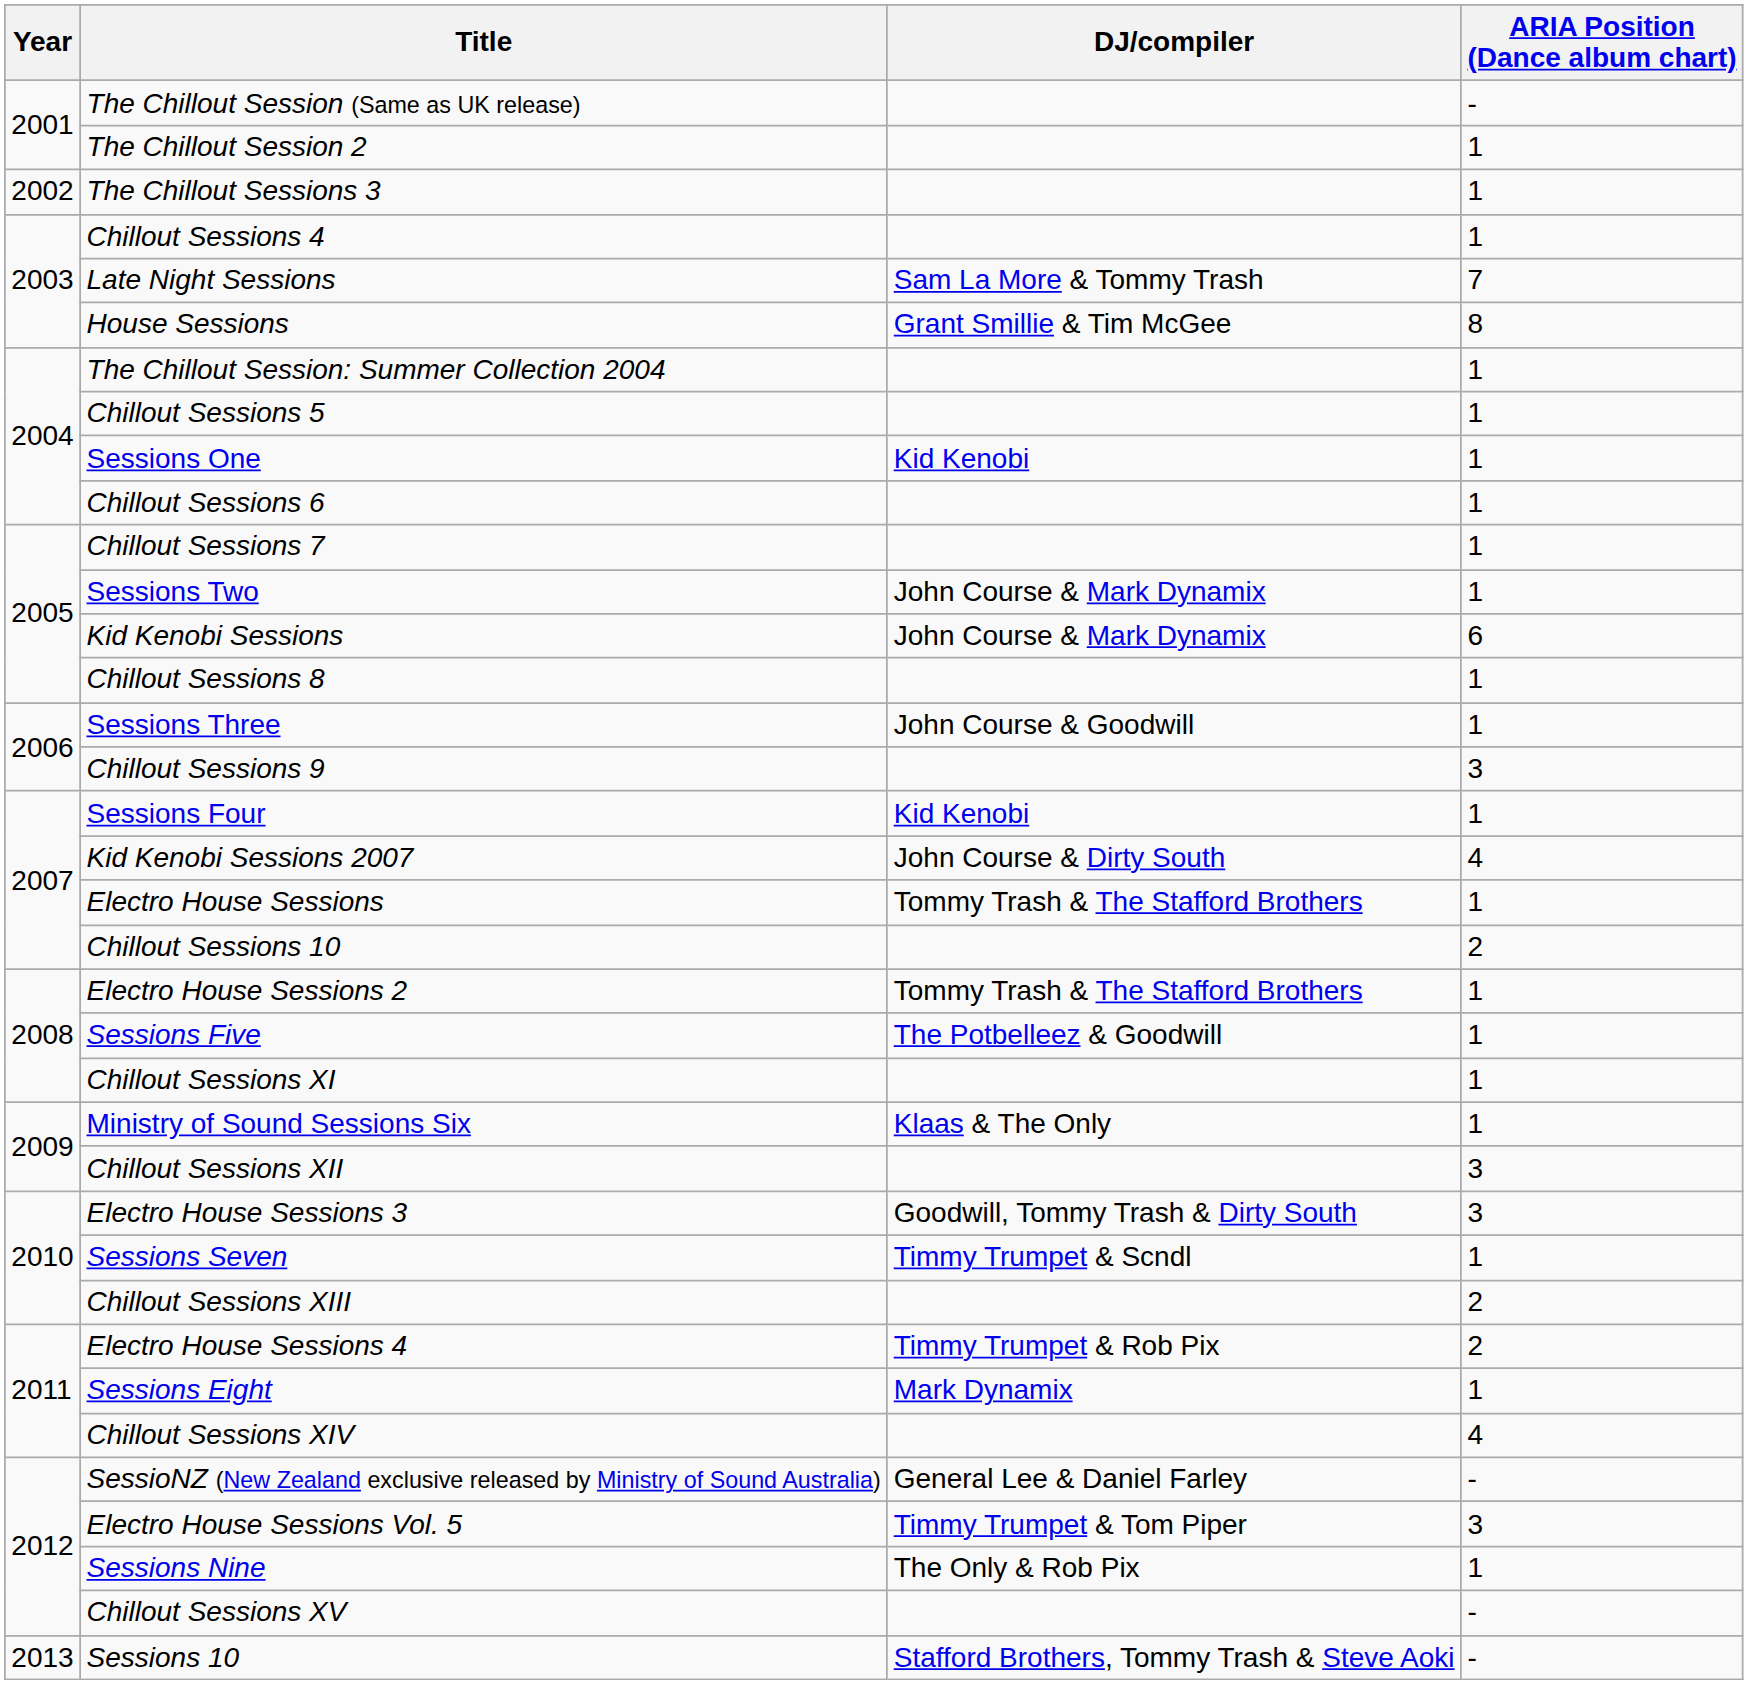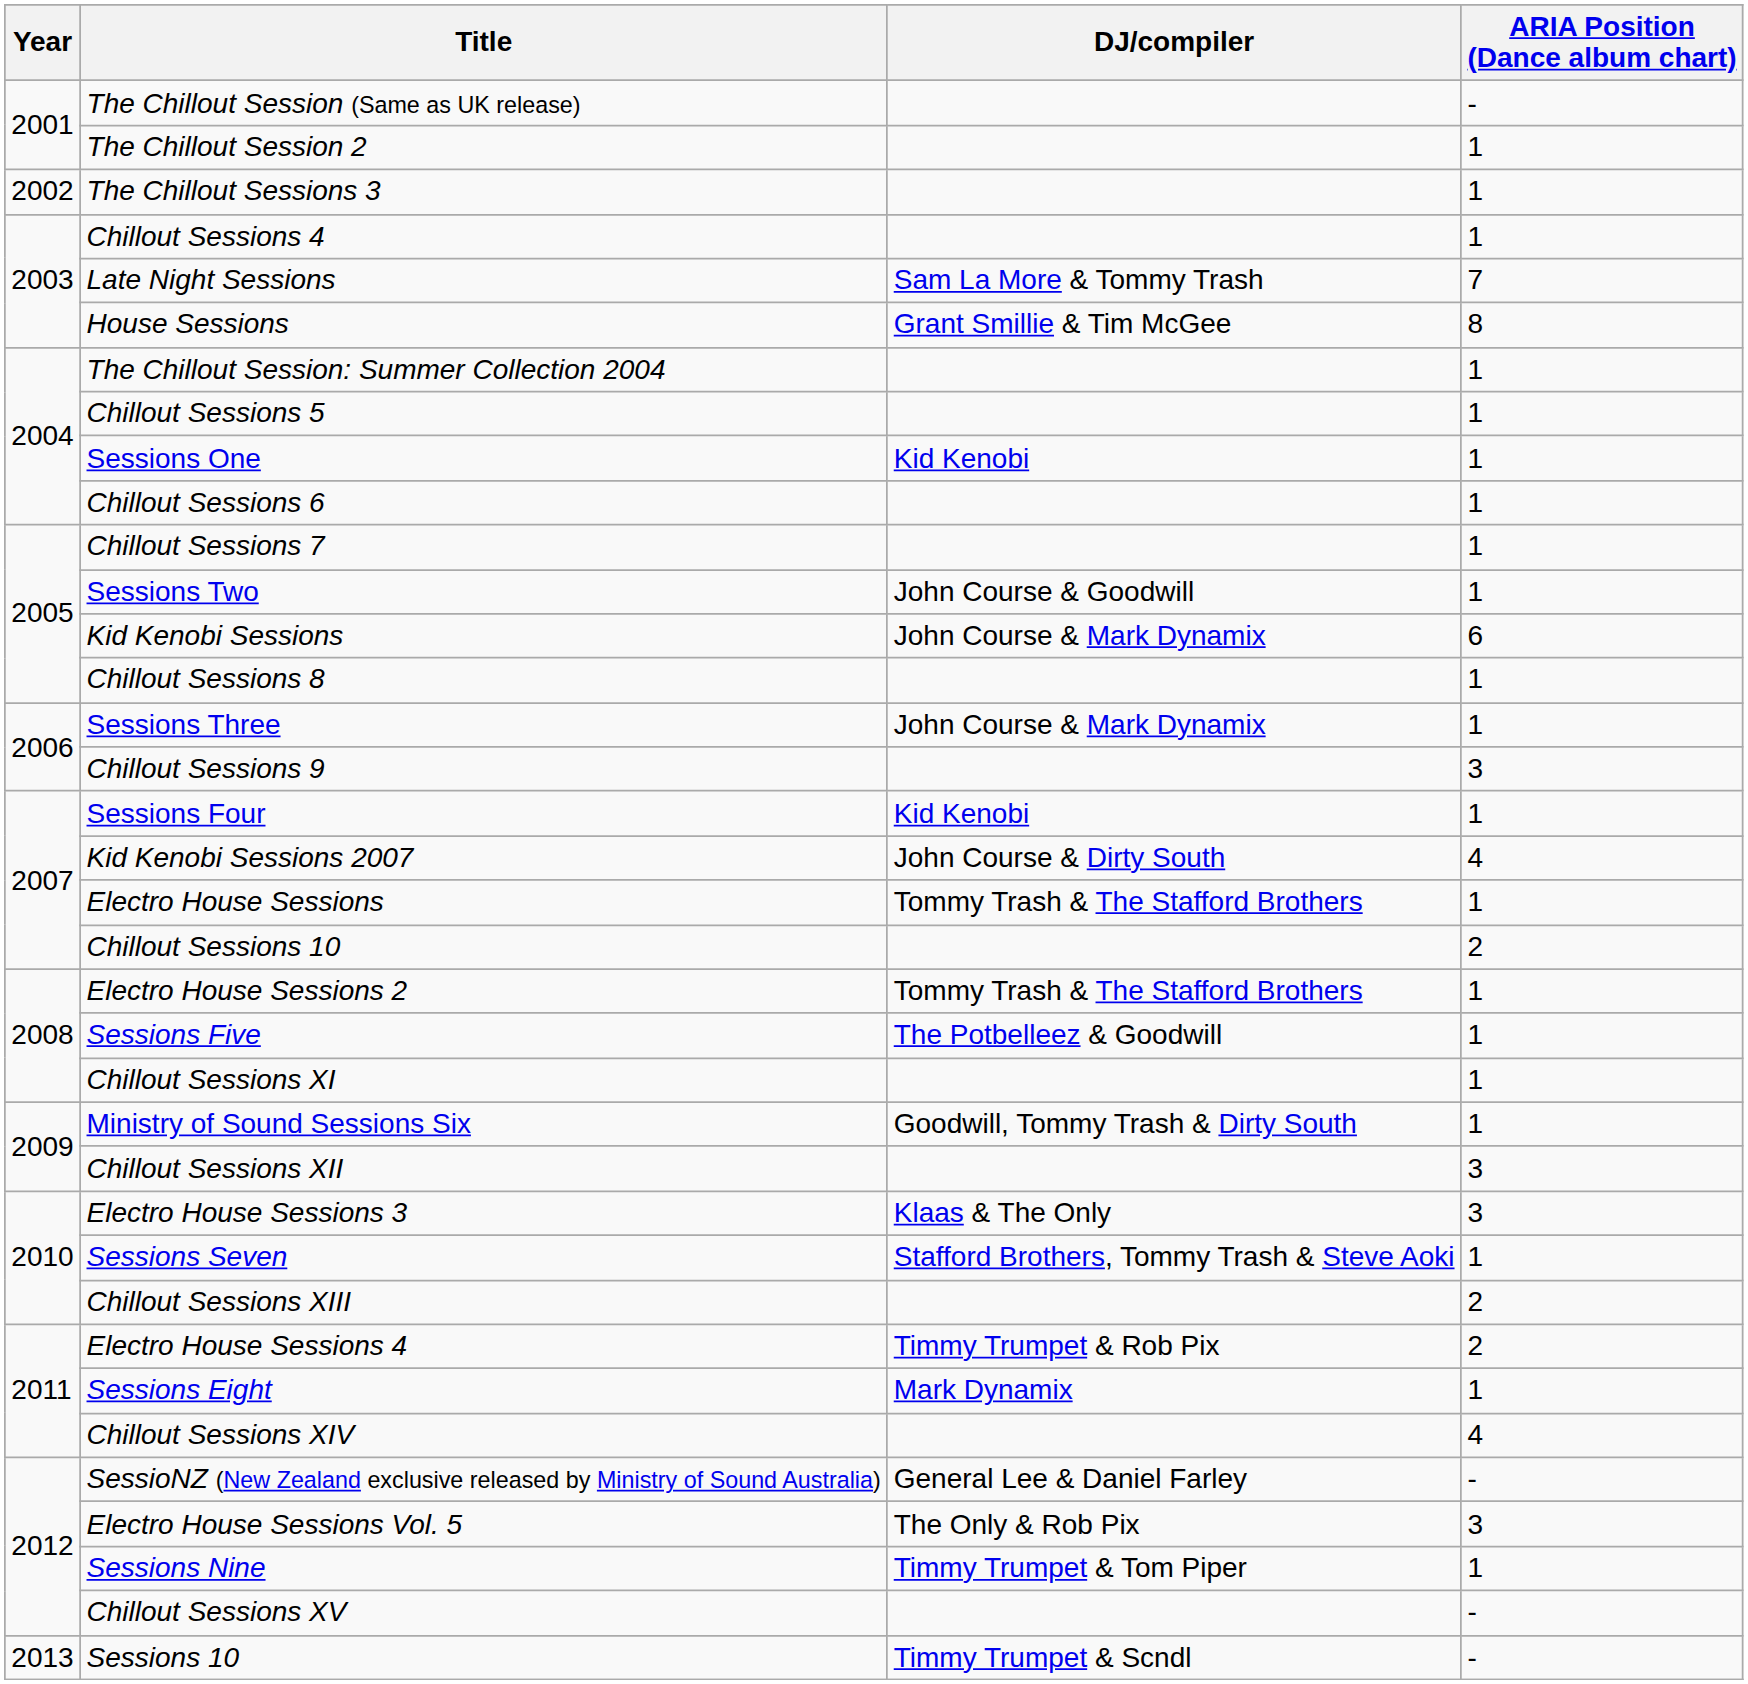(1080, 591) John Course & Mark Dynamix -> (1044, 591) John Course & Goodwill
(1044, 724) John Course & Goodwill -> (1080, 724) John Course & Mark Dynamix
(1002, 1123) Klaas & The Only -> (1125, 1123) Goodwill, Tommy Trash & Dirty South
(1125, 1212) Goodwill, Tommy Trash & Dirty South -> (1002, 1212) Klaas & The Only
(1043, 1257) Timmy Trumpet & Scndl -> (1174, 1257) Stafford Brothers, Tommy Trash & Steve Aoki
(1070, 1523) Timmy Trumpet & Tom Piper -> (1017, 1523) The Only & Rob Pix
(1017, 1568) The Only & Rob Pix -> (1070, 1568) Timmy Trumpet & Tom Piper
(1174, 1656) Stafford Brothers, Tommy Trash & Steve Aoki -> (1043, 1656) Timmy Trumpet & Scndl
